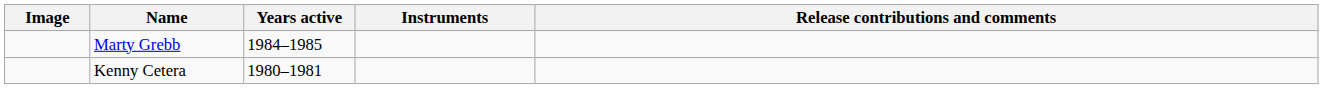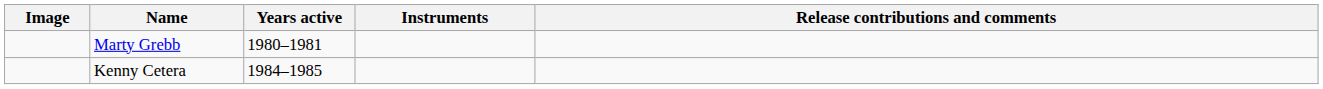(285, 44) 1984–1985 -> (285, 44) 1980–1981
(285, 70) 1980–1981 -> (285, 70) 1984–1985
